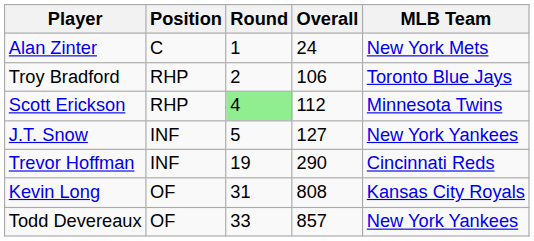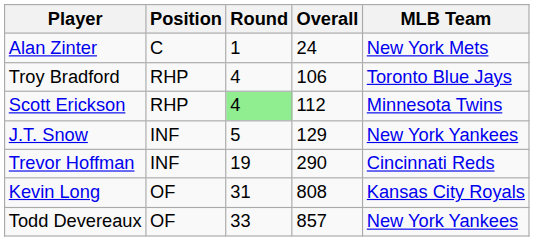(235, 76) 2 -> (235, 76) 4
(312, 134) 127 -> (312, 134) 129
